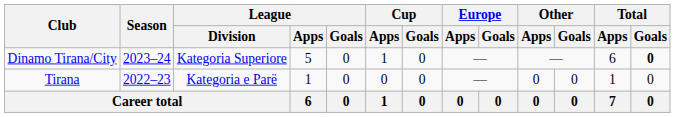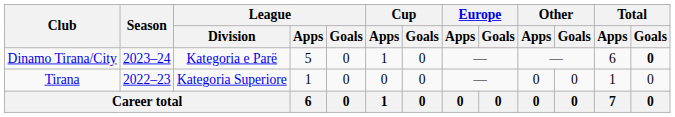(232, 58) Kategoria Superiore -> (232, 58) Kategoria e Parë
(232, 79) Kategoria e Parë -> (232, 79) Kategoria Superiore
